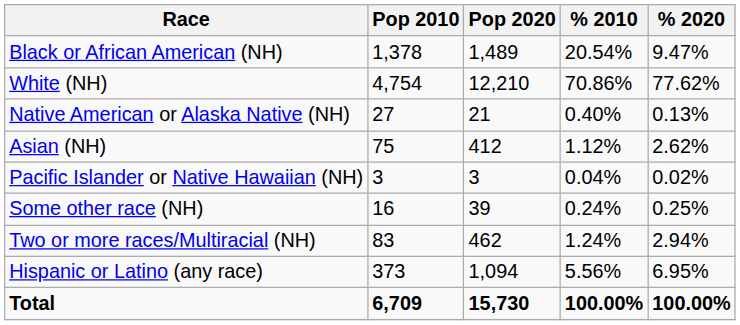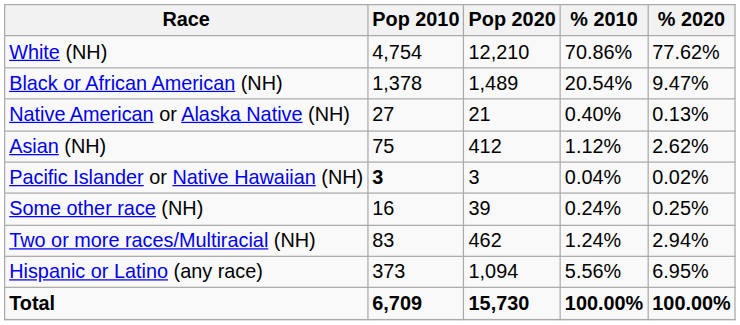rows swapped: (58, 83) <-> (146, 51)
(378, 177) normal -> (378, 177) bold
